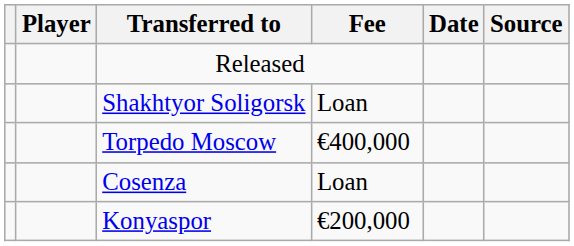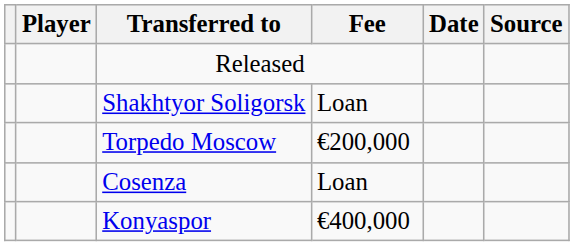(363, 142) €400,000 -> (363, 142) €200,000
(363, 220) €200,000 -> (363, 220) €400,000
